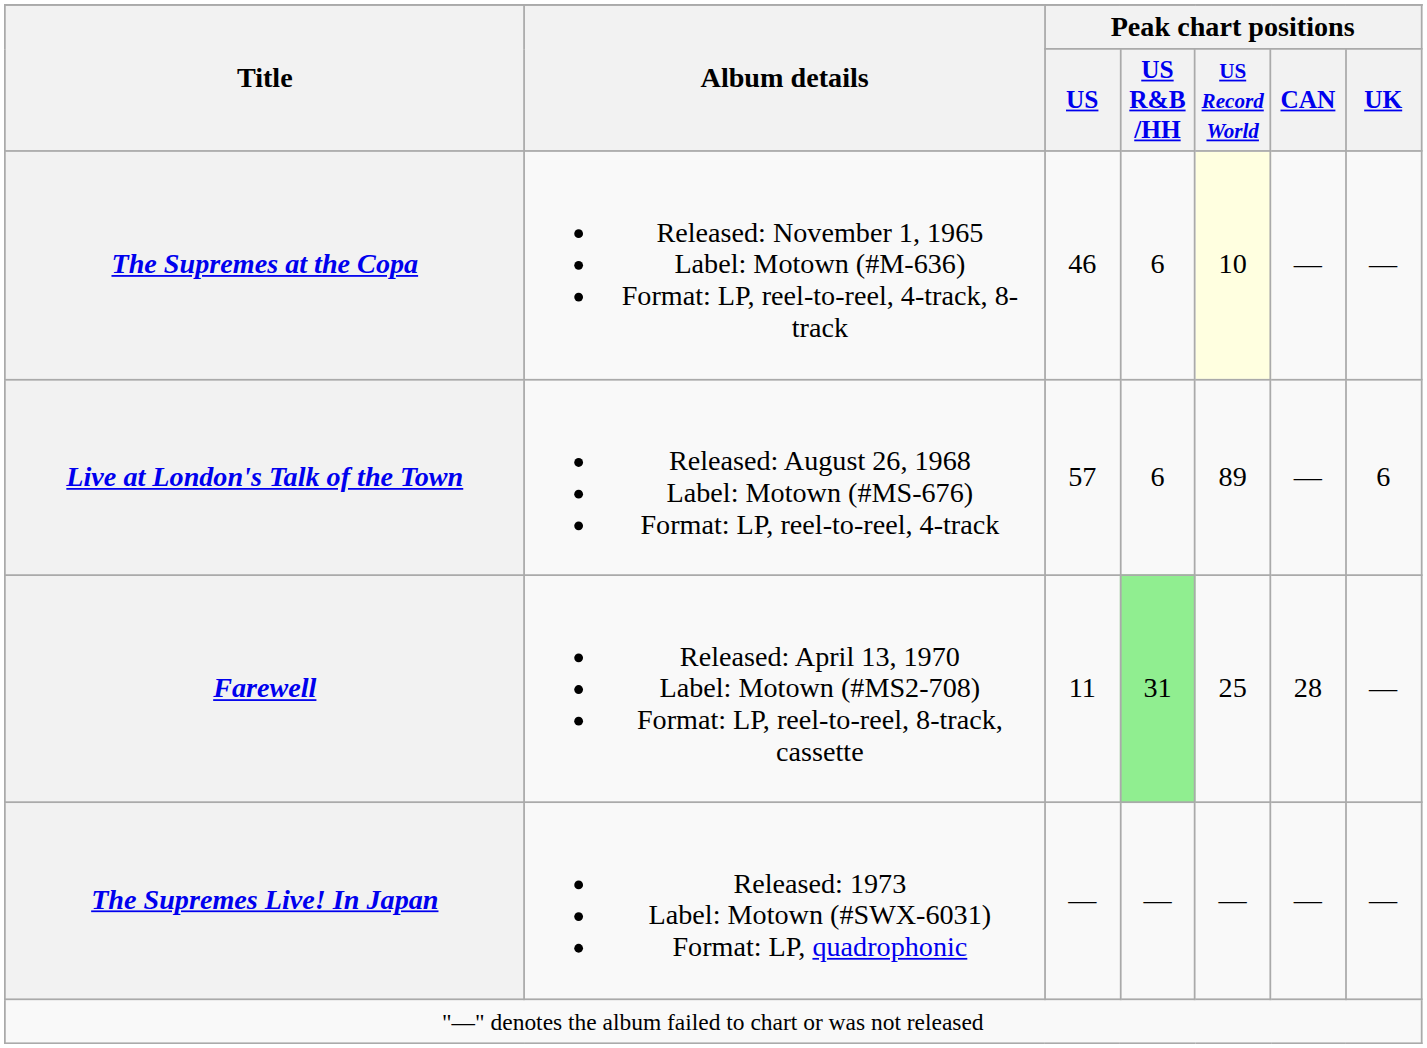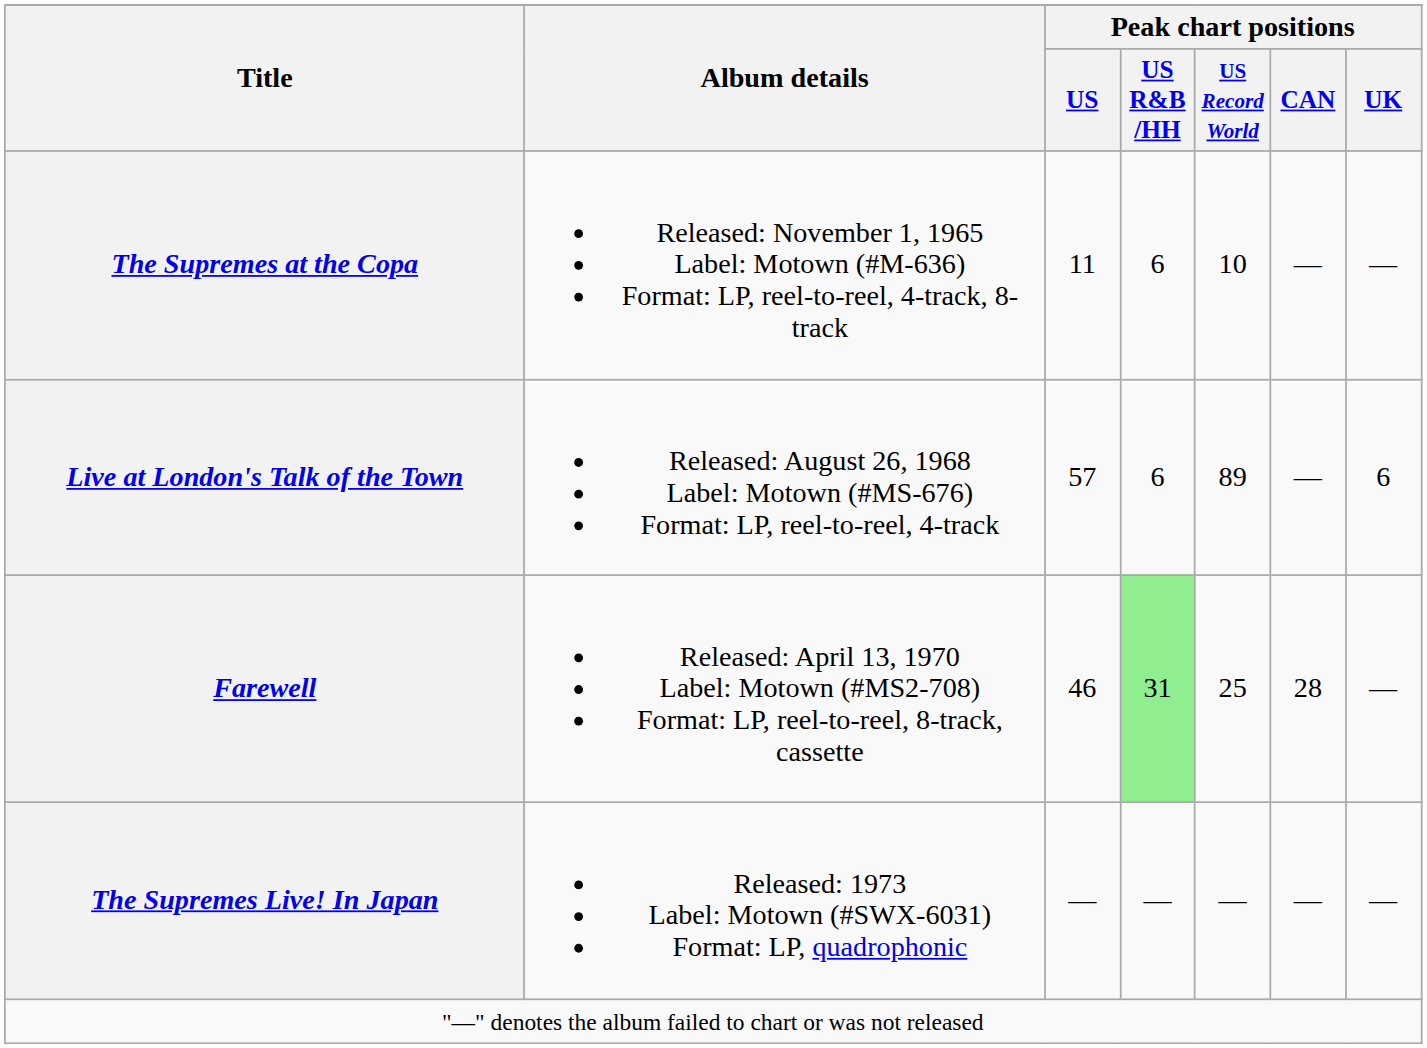(1082, 264) 46 -> (1082, 264) 11
(1233, 264) lightyellow background -> (1233, 264) no background
(1082, 688) 11 -> (1082, 688) 46
